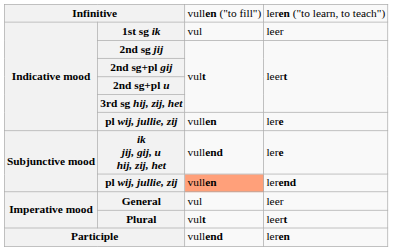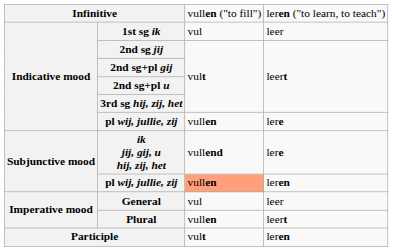(281, 183) lerend -> (278, 183) leren
(197, 219) vult -> (202, 219) vullen
(205, 237) vullend -> (197, 237) vult
